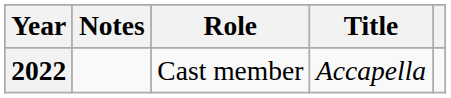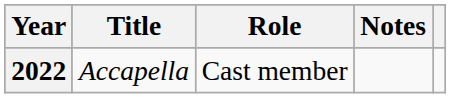columns swapped: (371, 26) <-> (112, 26)
